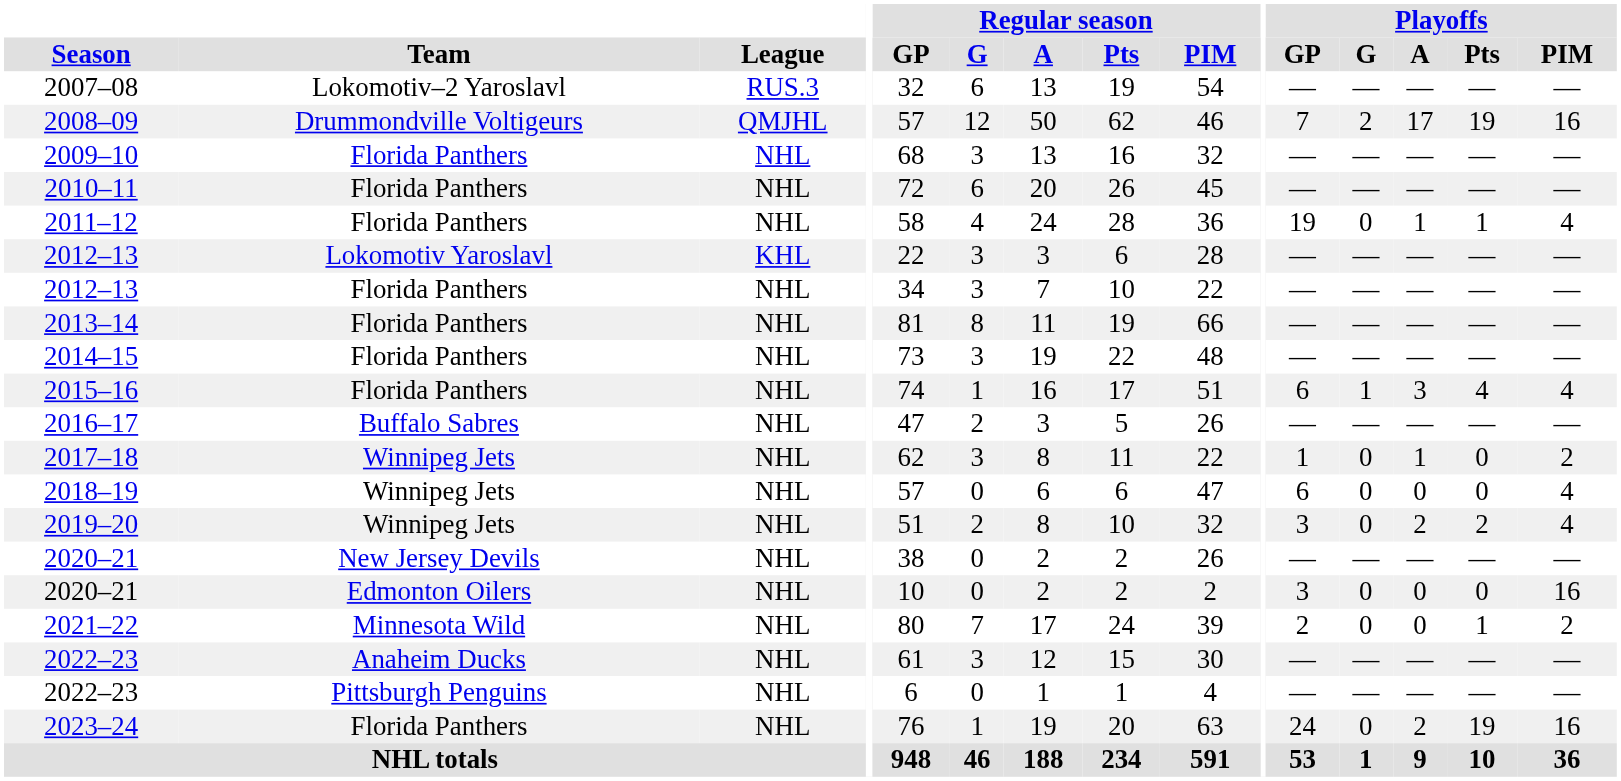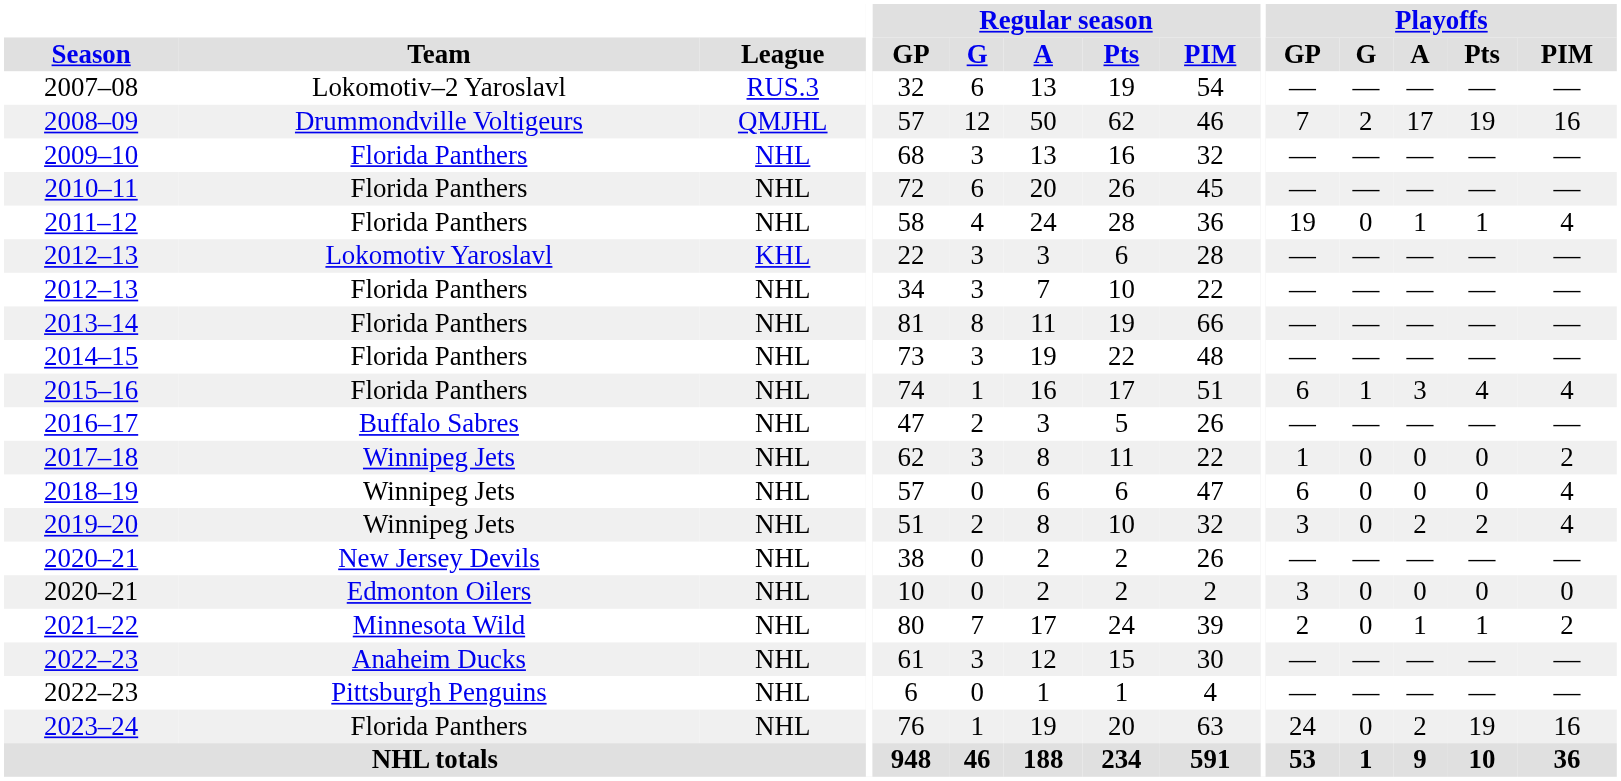(1420, 457) 1 -> (1420, 457) 0
(1567, 591) 16 -> (1567, 591) 0
(1420, 625) 0 -> (1420, 625) 1
